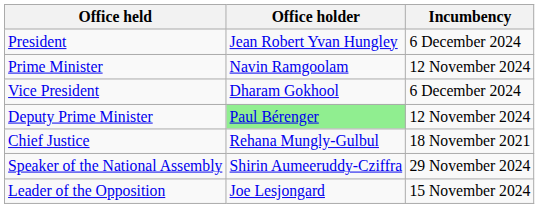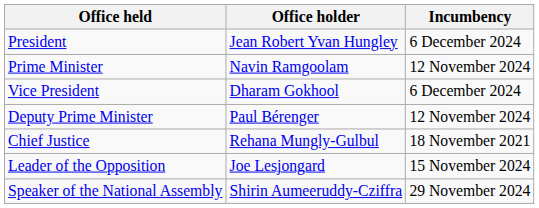(274, 116) lightgreen background -> (274, 116) no background
rows swapped: (115, 166) <-> (87, 191)
